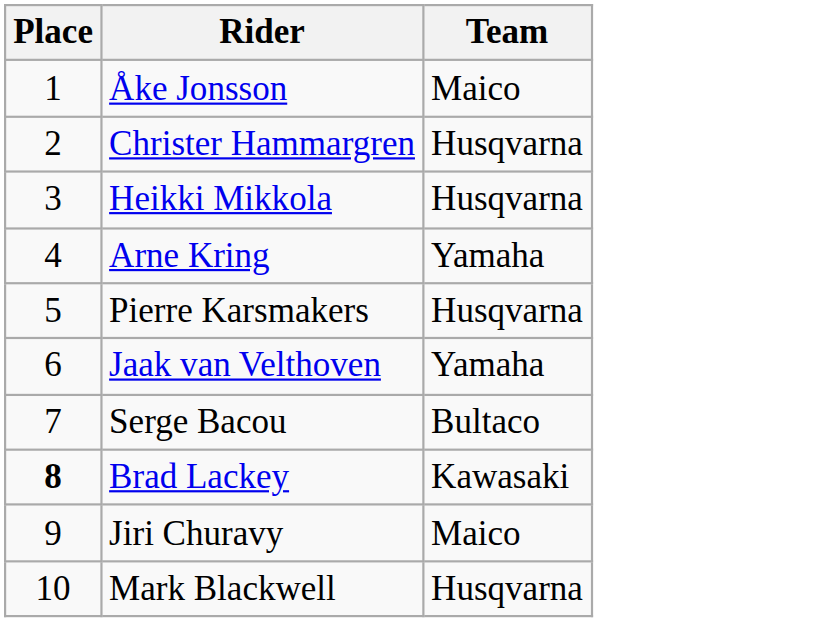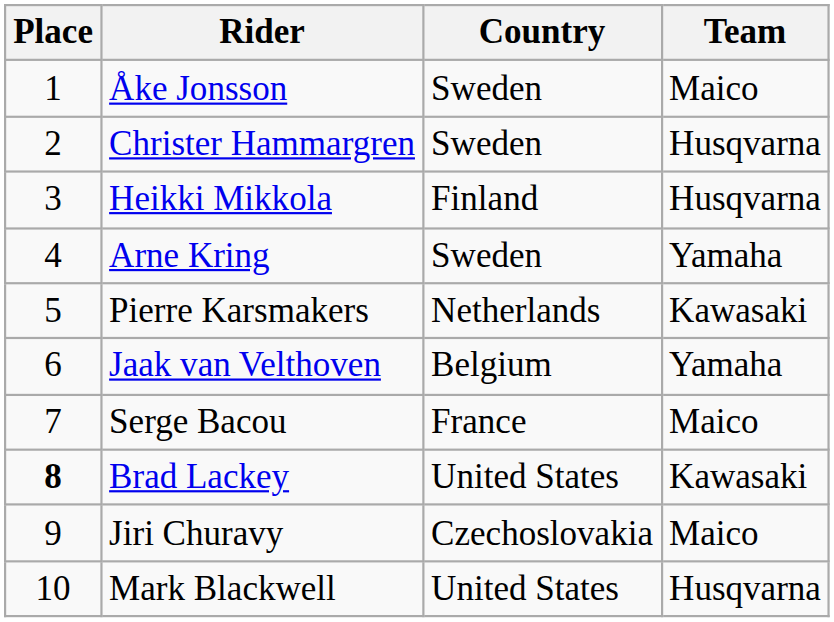+ column: (542, 32)
(507, 310) Husqvarna -> (738, 310) Kawasaki
(486, 421) Bultaco -> (714, 421) Maico
